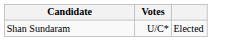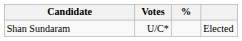+ column: (186, 12)
